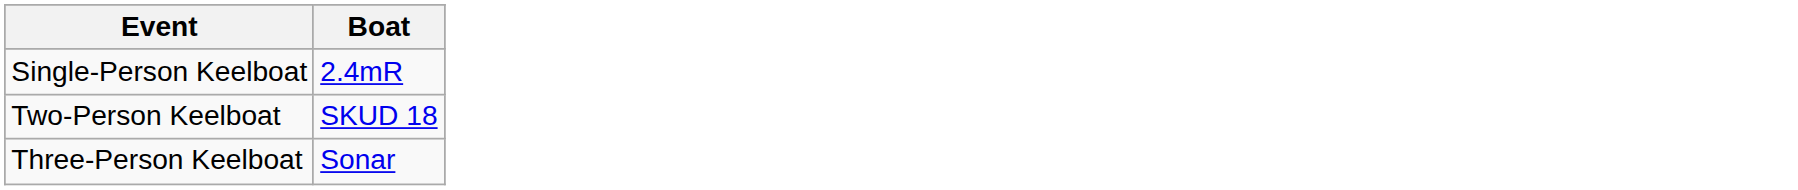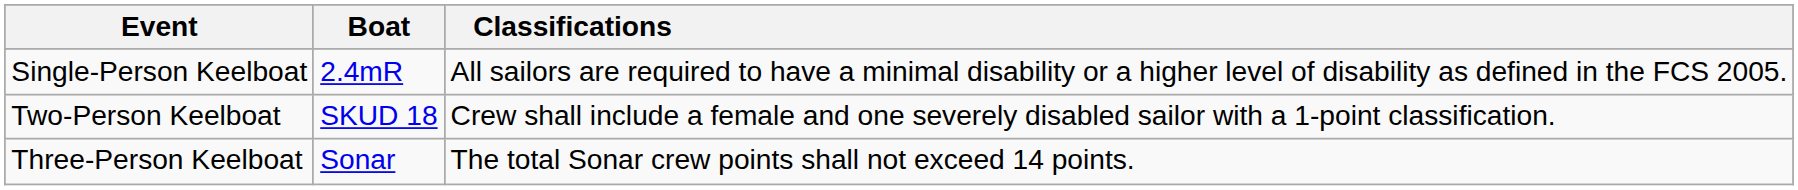+ column: (573, 26)
